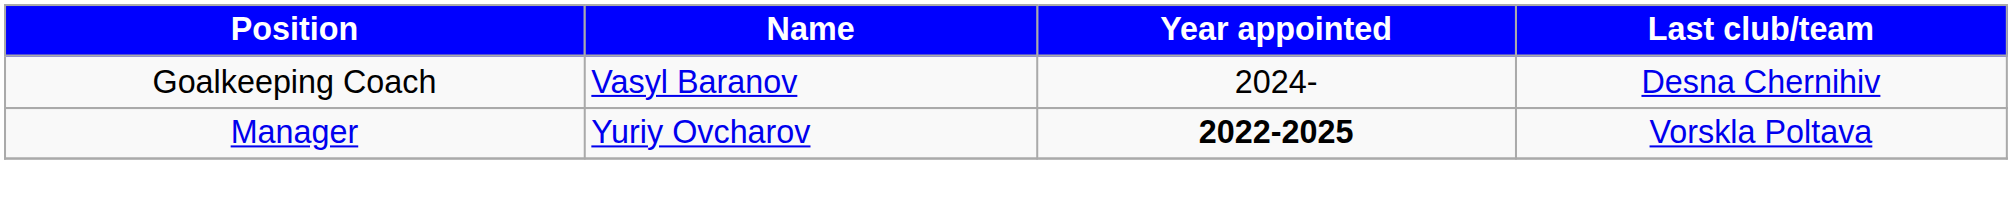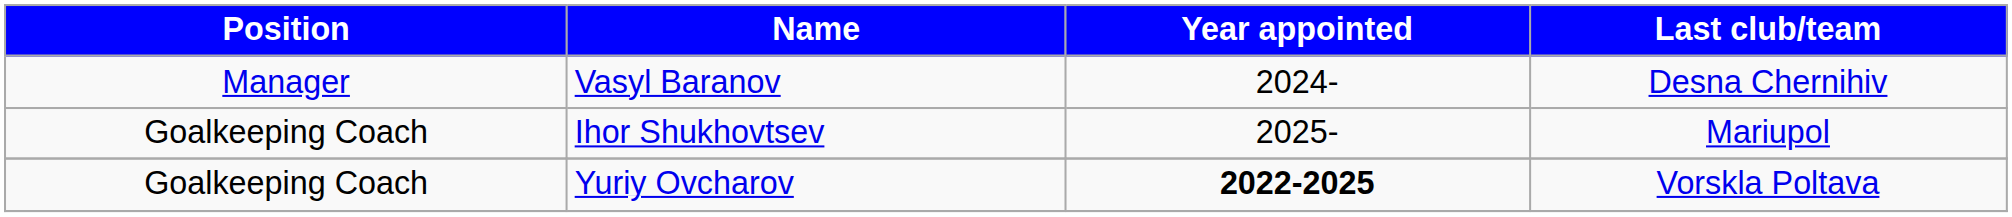(294, 81) Goalkeeping Coach -> (286, 81) Manager
+ row: (700, 132)
(294, 132) Manager -> (286, 183) Goalkeeping Coach
